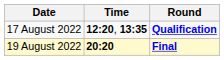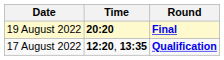rows swapped: (44, 30) <-> (44, 47)
